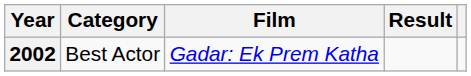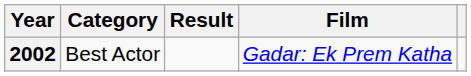columns swapped: (274, 20) <-> (420, 20)
